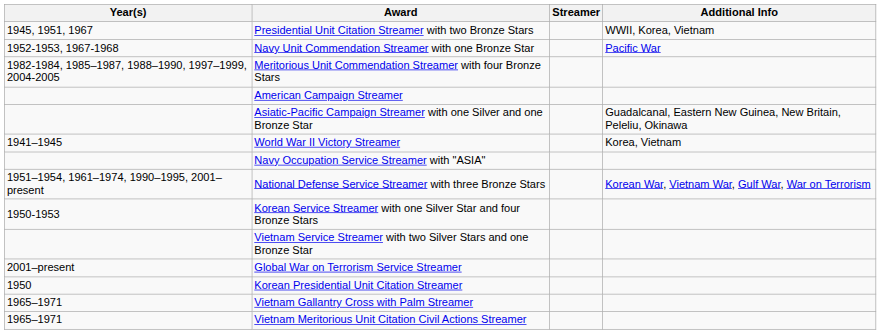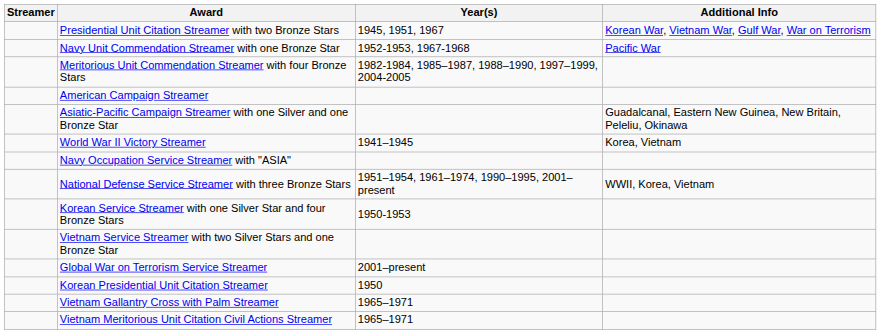columns swapped: (576, 13) <-> (128, 13)
(660, 30) WWII, Korea, Vietnam -> (738, 30) Korean War, Vietnam War, Gulf War, War on Terrorism
(738, 184) Korean War, Vietnam War, Gulf War, War on Terrorism -> (660, 184) WWII, Korea, Vietnam
